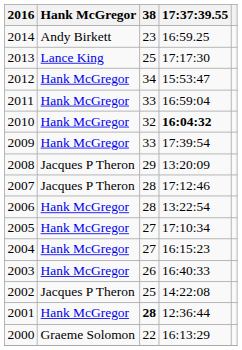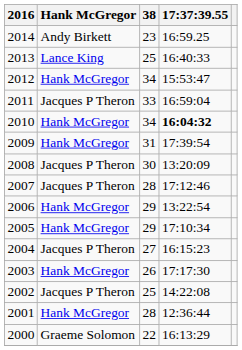(186, 57) 17:17:30 -> (186, 57) 16:40:33
(85, 100) Hank McGregor -> (88, 100) Jacques P Theron
(149, 121) 32 -> (149, 121) 34
(149, 143) 33 -> (149, 143) 31
(149, 164) 29 -> (149, 164) 30
(149, 206) 28 -> (149, 206) 29
(149, 228) 27 -> (149, 228) 29
(85, 249) Hank McGregor -> (88, 249) Jacques P Theron
(186, 270) 16:40:33 -> (186, 270) 17:17:30
(149, 313) bold -> (149, 313) normal
